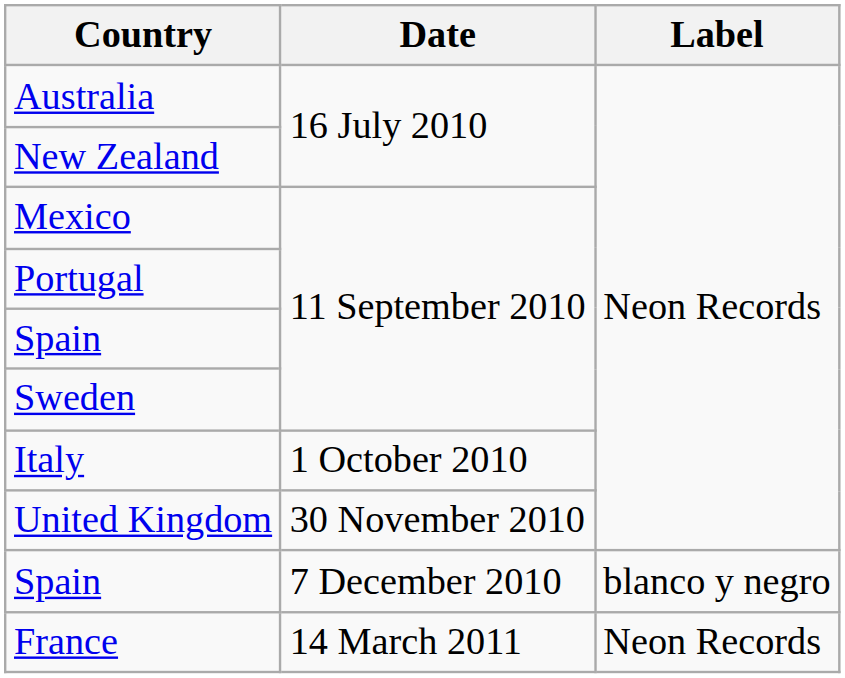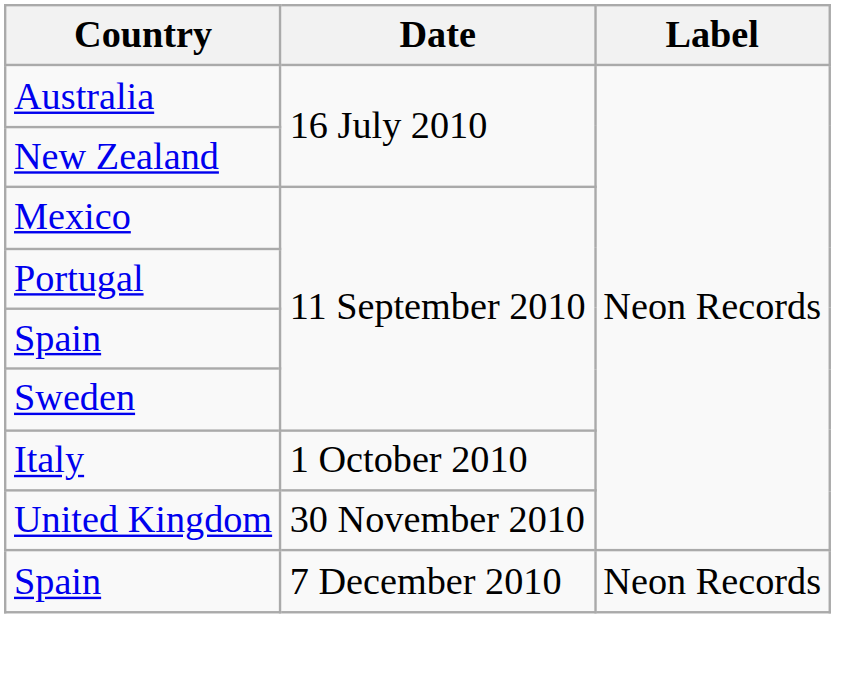(717, 580) blanco y negro -> (712, 580) Neon Records
- row: (66, 641)
